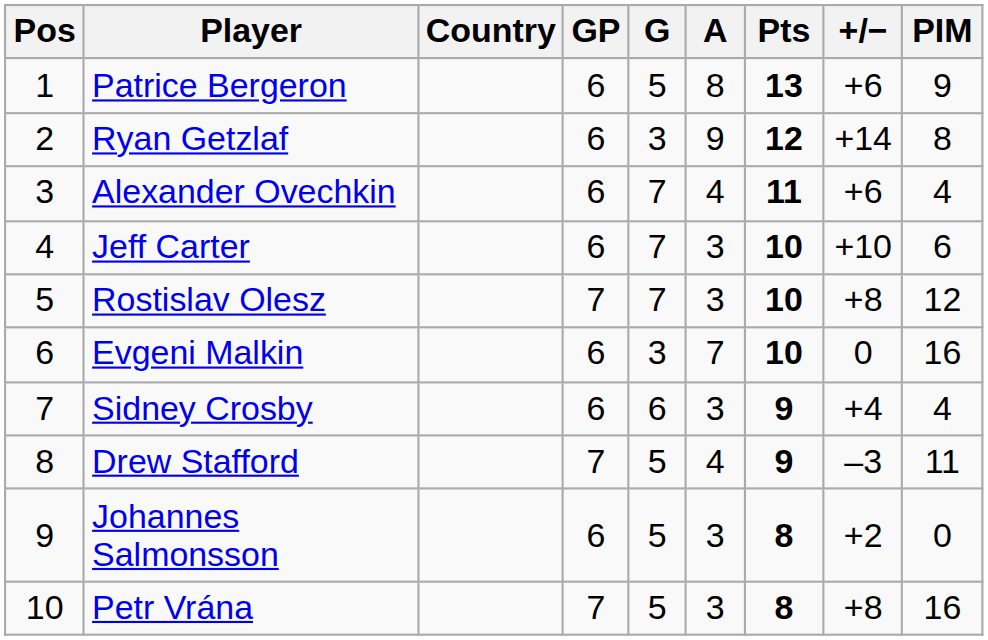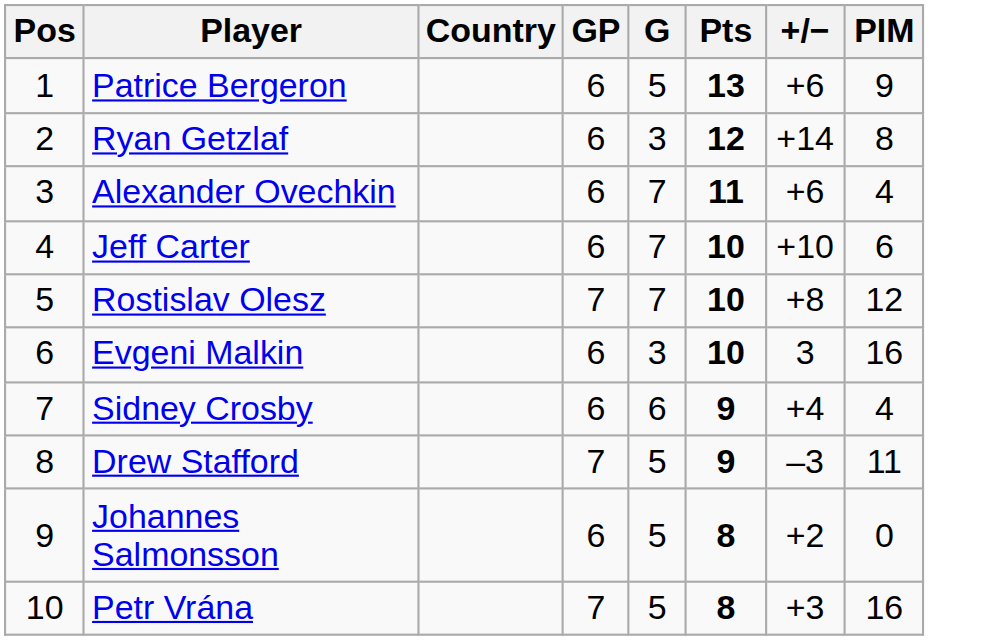- column: (715, 31)
(863, 354) 0 -> (805, 354) 3
(863, 607) +8 -> (805, 607) +3
